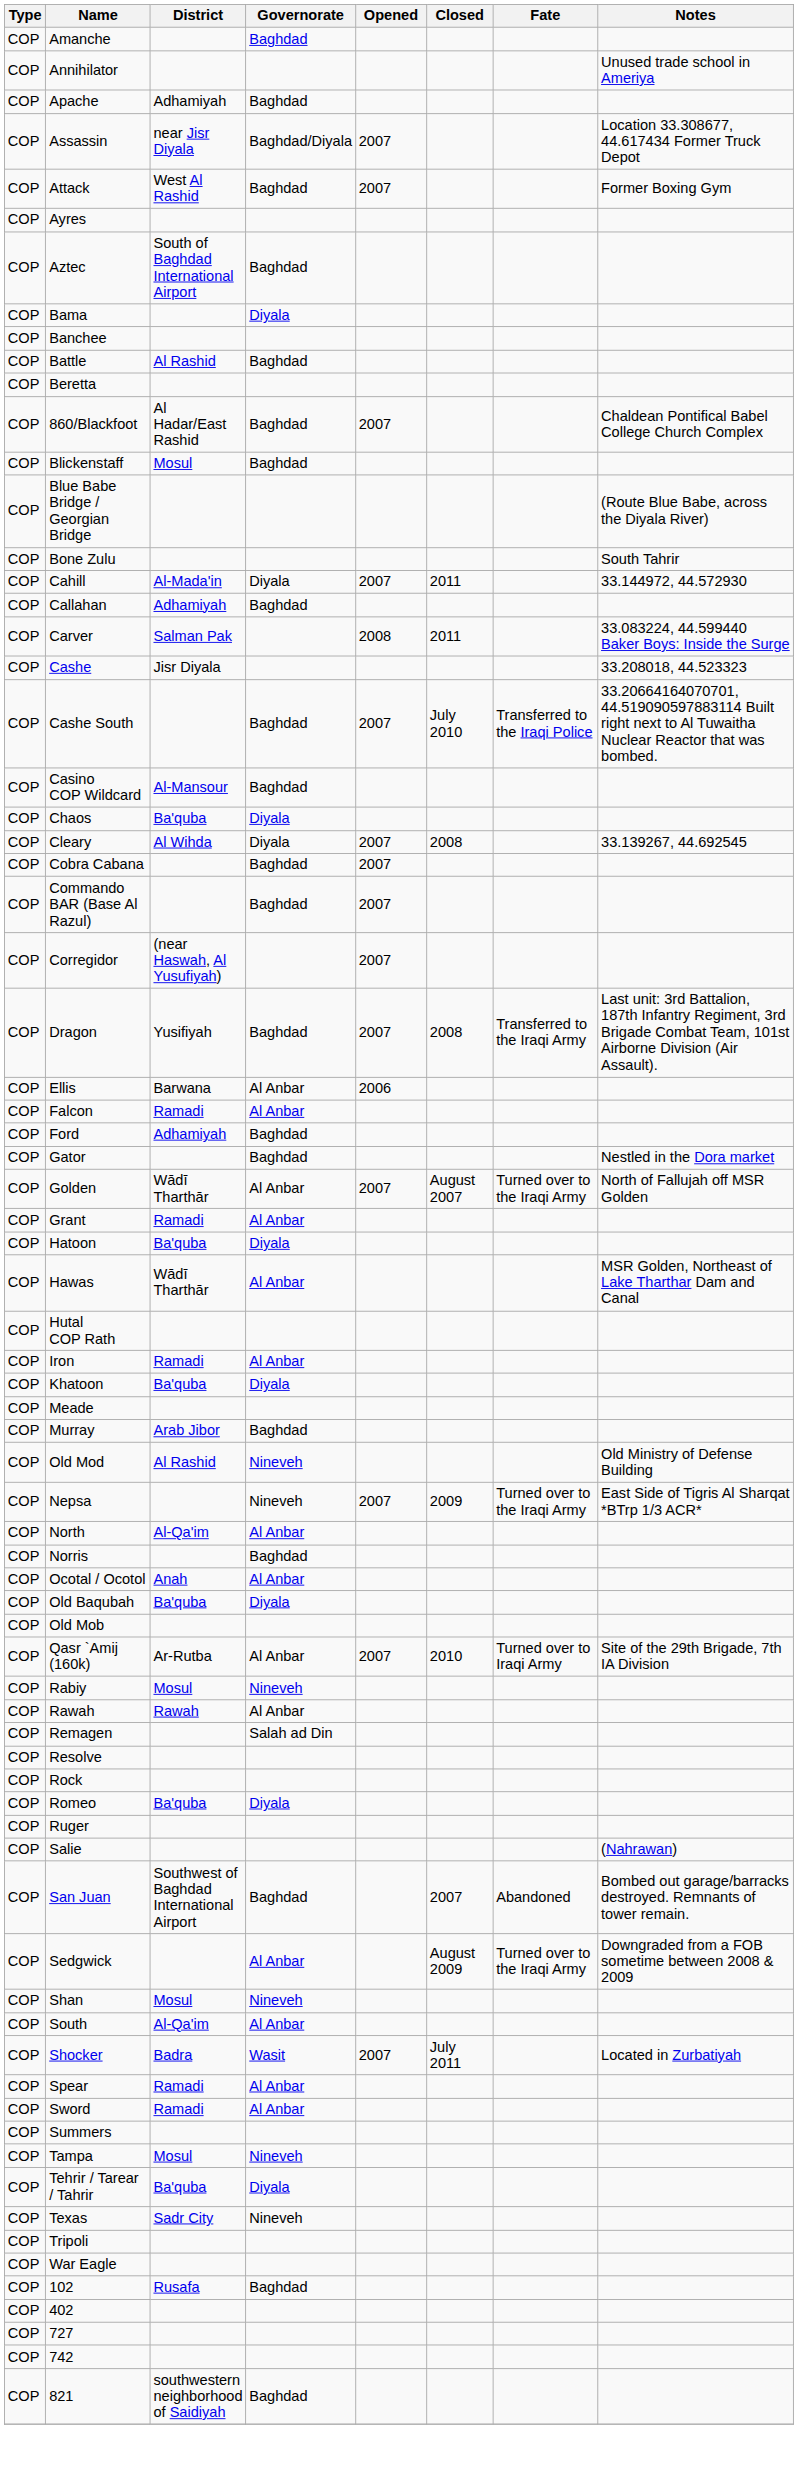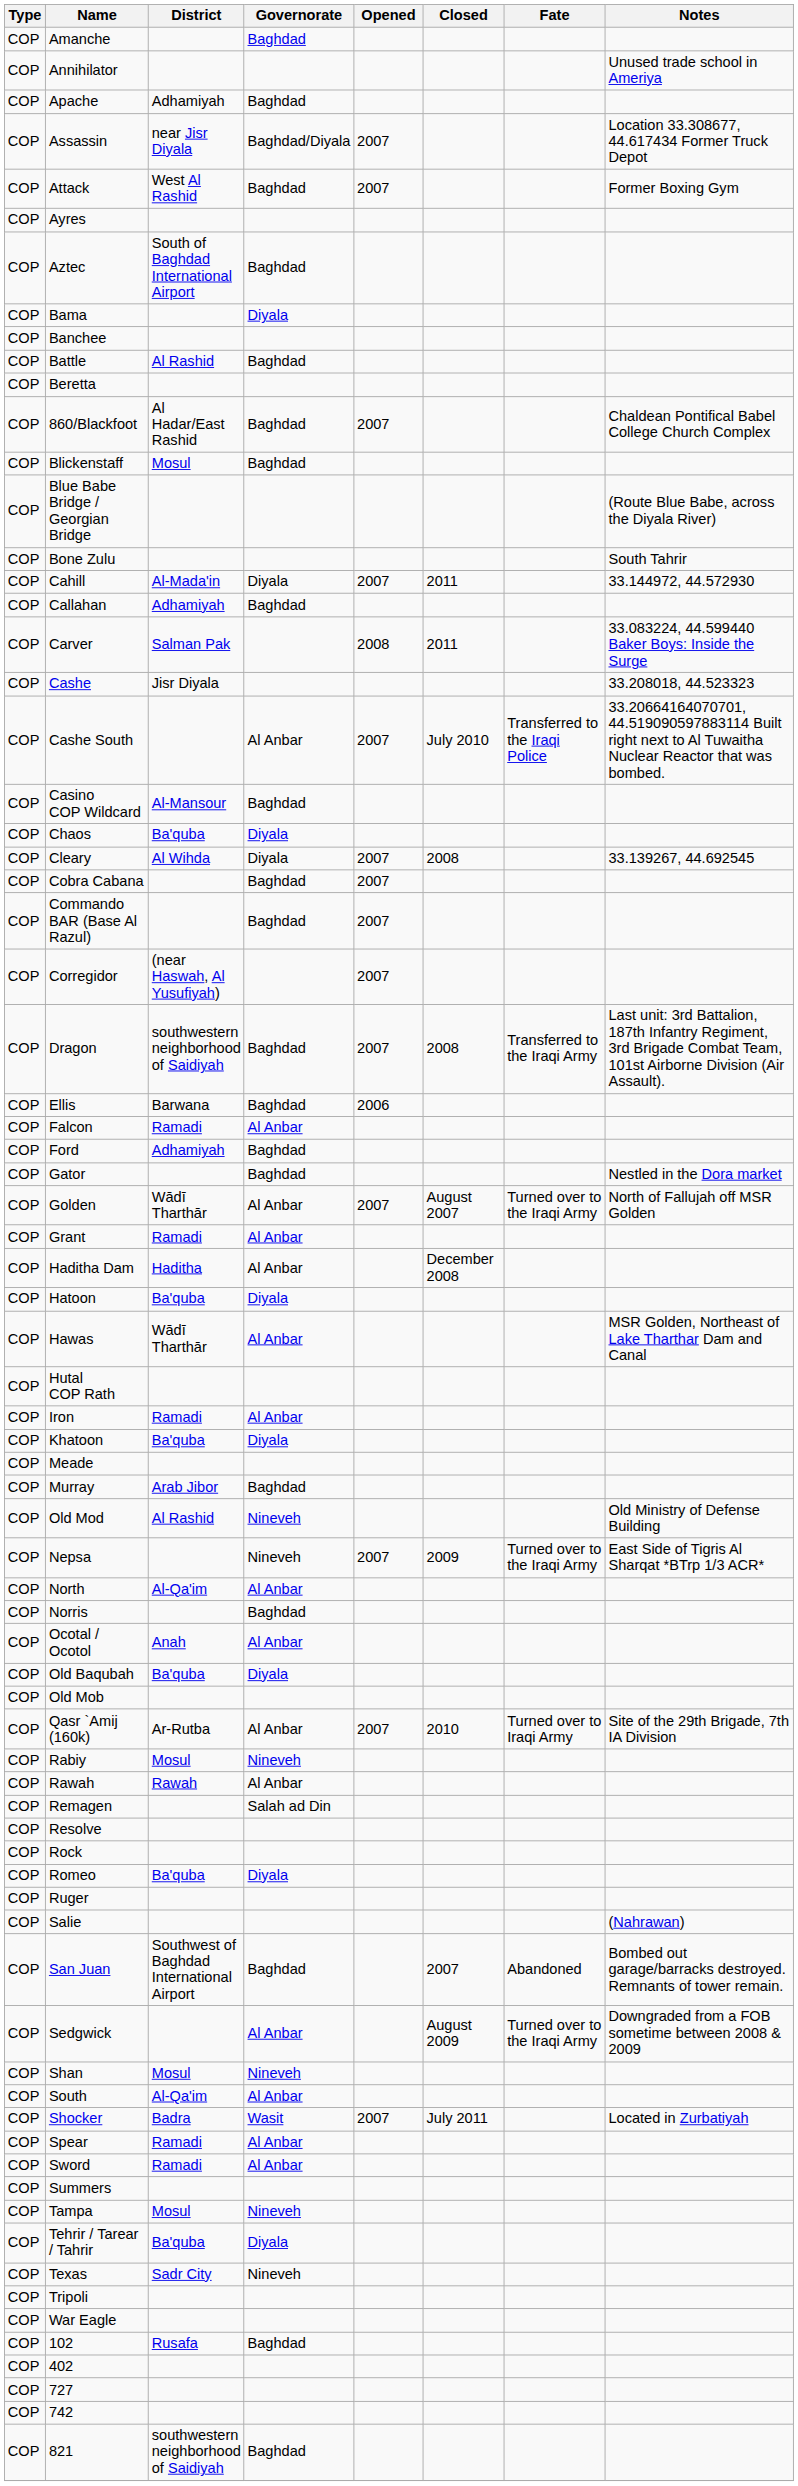(278, 723) Baghdad -> (275, 739) Al Anbar
(183, 1032) Yusifiyah -> (196, 1049) southwestern neighborhood of Saidiyah
(277, 1088) Al Anbar -> (277, 1104) Baghdad
+ row: (91, 1267)
